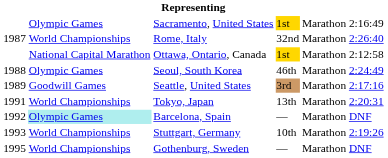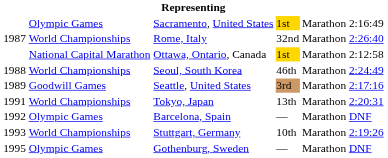(66, 70) Olympic Games -> (80, 70) World Championships
(66, 117) paleturquoise background -> (66, 117) no background
(80, 148) World Championships -> (66, 148) Olympic Games
